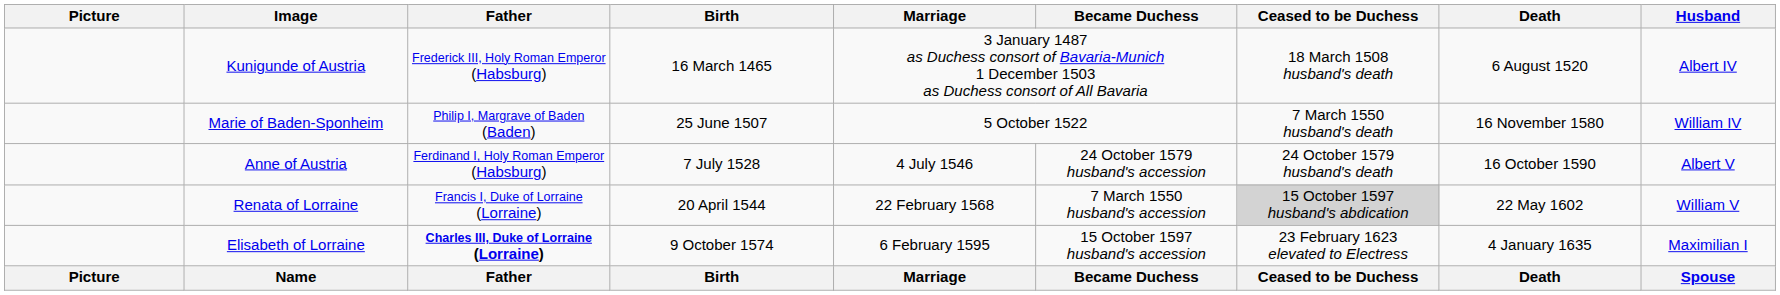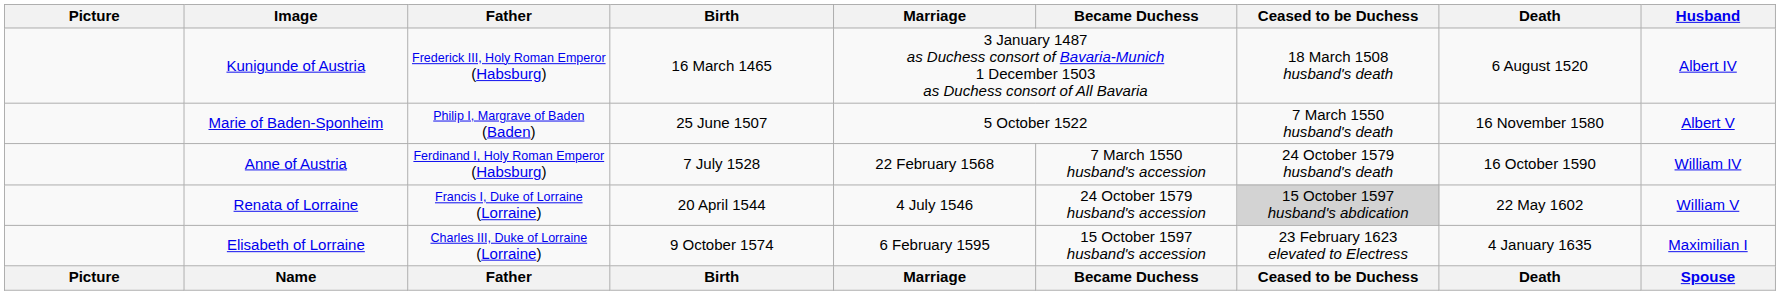(1708, 123) William IV -> (1708, 123) Albert V
(935, 164) 4 July 1546 -> (935, 164) 22 February 1568
(1136, 164) 24 October 1579 husband's accession -> (1136, 164) 7 March 1550 husband's accession
(1708, 164) Albert V -> (1708, 164) William IV
(935, 204) 22 February 1568 -> (935, 204) 4 July 1546
(1136, 204) 7 March 1550 husband's accession -> (1136, 204) 24 October 1579 husband's accession
(509, 245) bold -> (509, 246) normal
